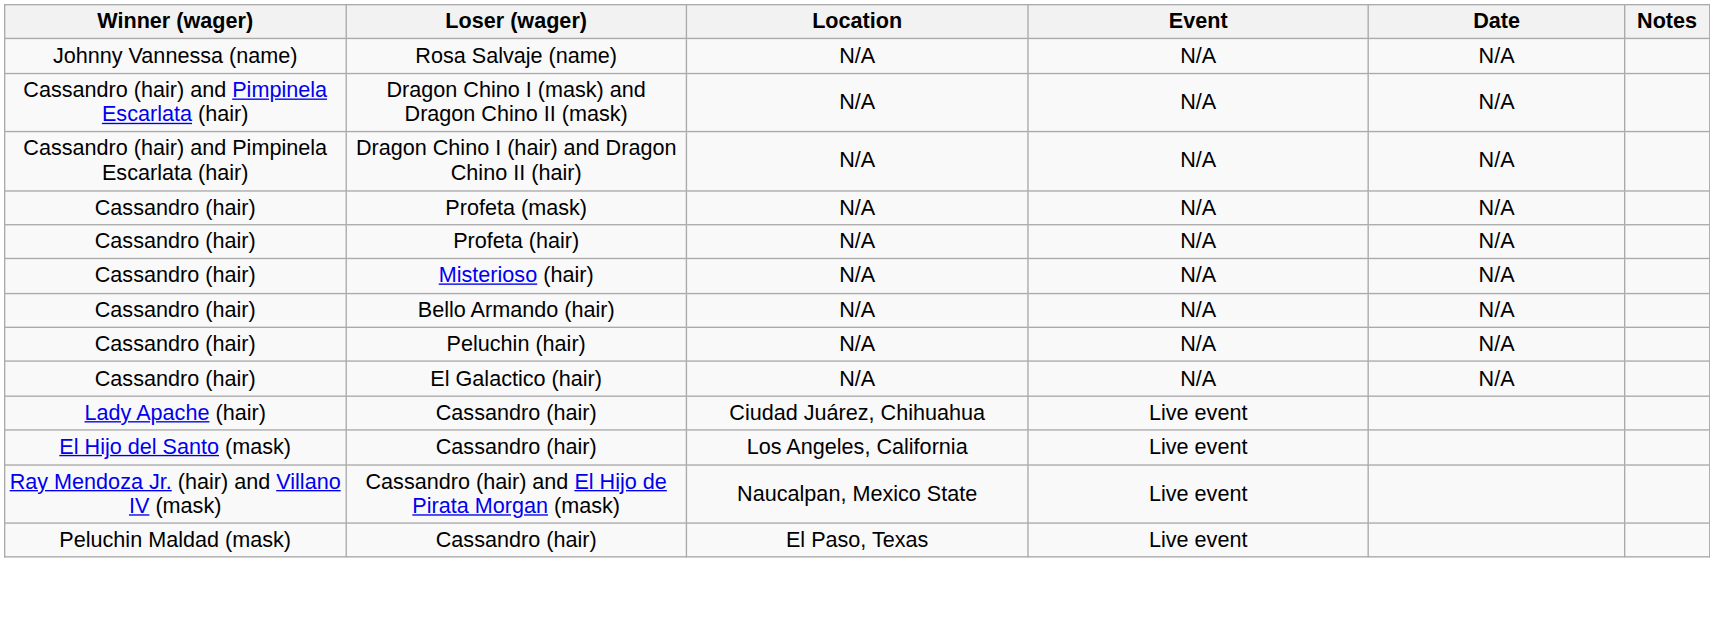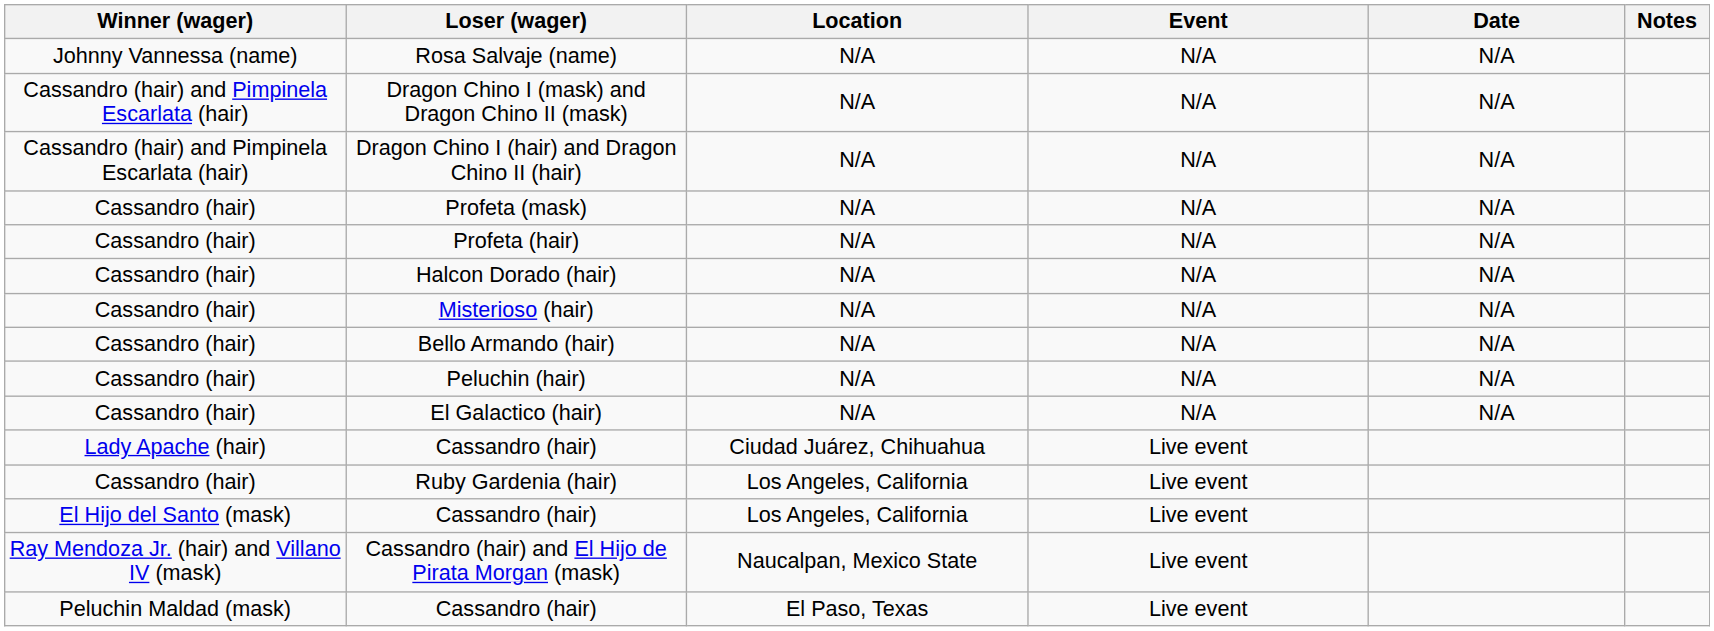+ row: (175, 275)
+ row: (175, 481)
